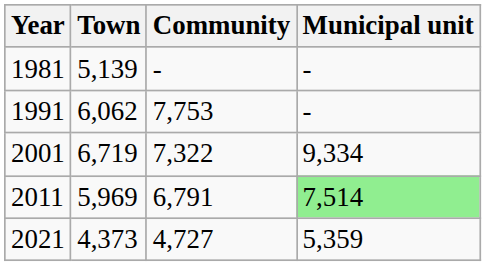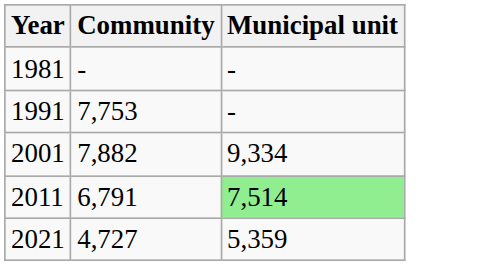- column: (109, 25)
(183, 153) 7,322 -> (107, 153) 7,882
